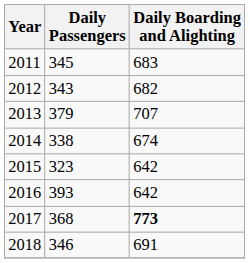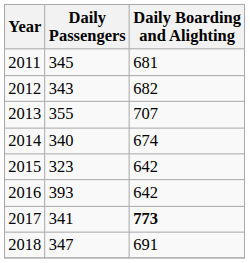(146, 62) 683 -> (146, 62) 681
(61, 114) 379 -> (61, 114) 355
(61, 140) 338 -> (61, 140) 340
(61, 219) 368 -> (61, 219) 341
(61, 245) 346 -> (61, 245) 347
